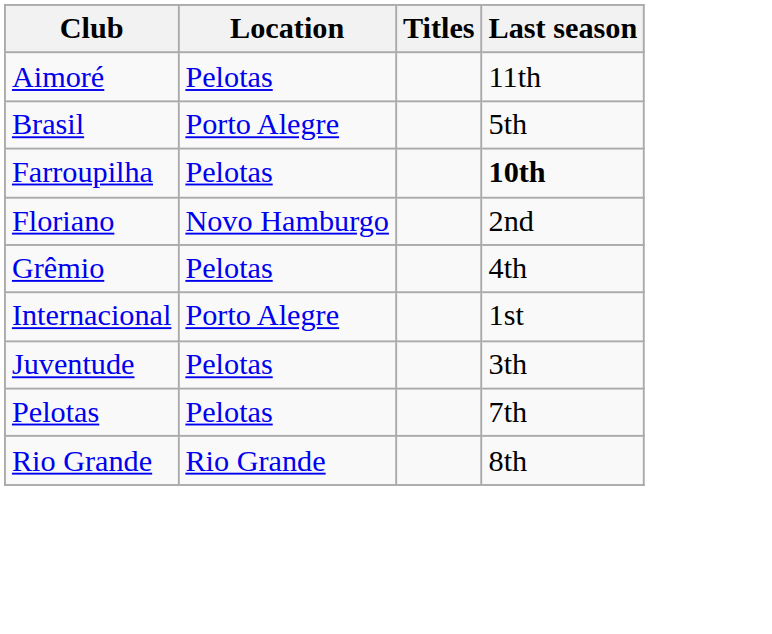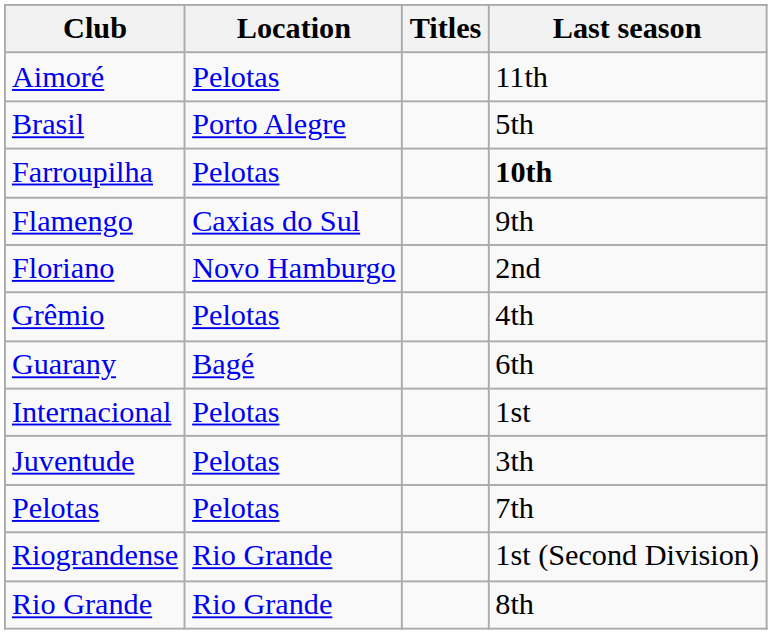+ row: (72, 220)
+ row: (64, 364)
(262, 316) Porto Alegre -> (236, 412) Pelotas
+ row: (95, 556)
